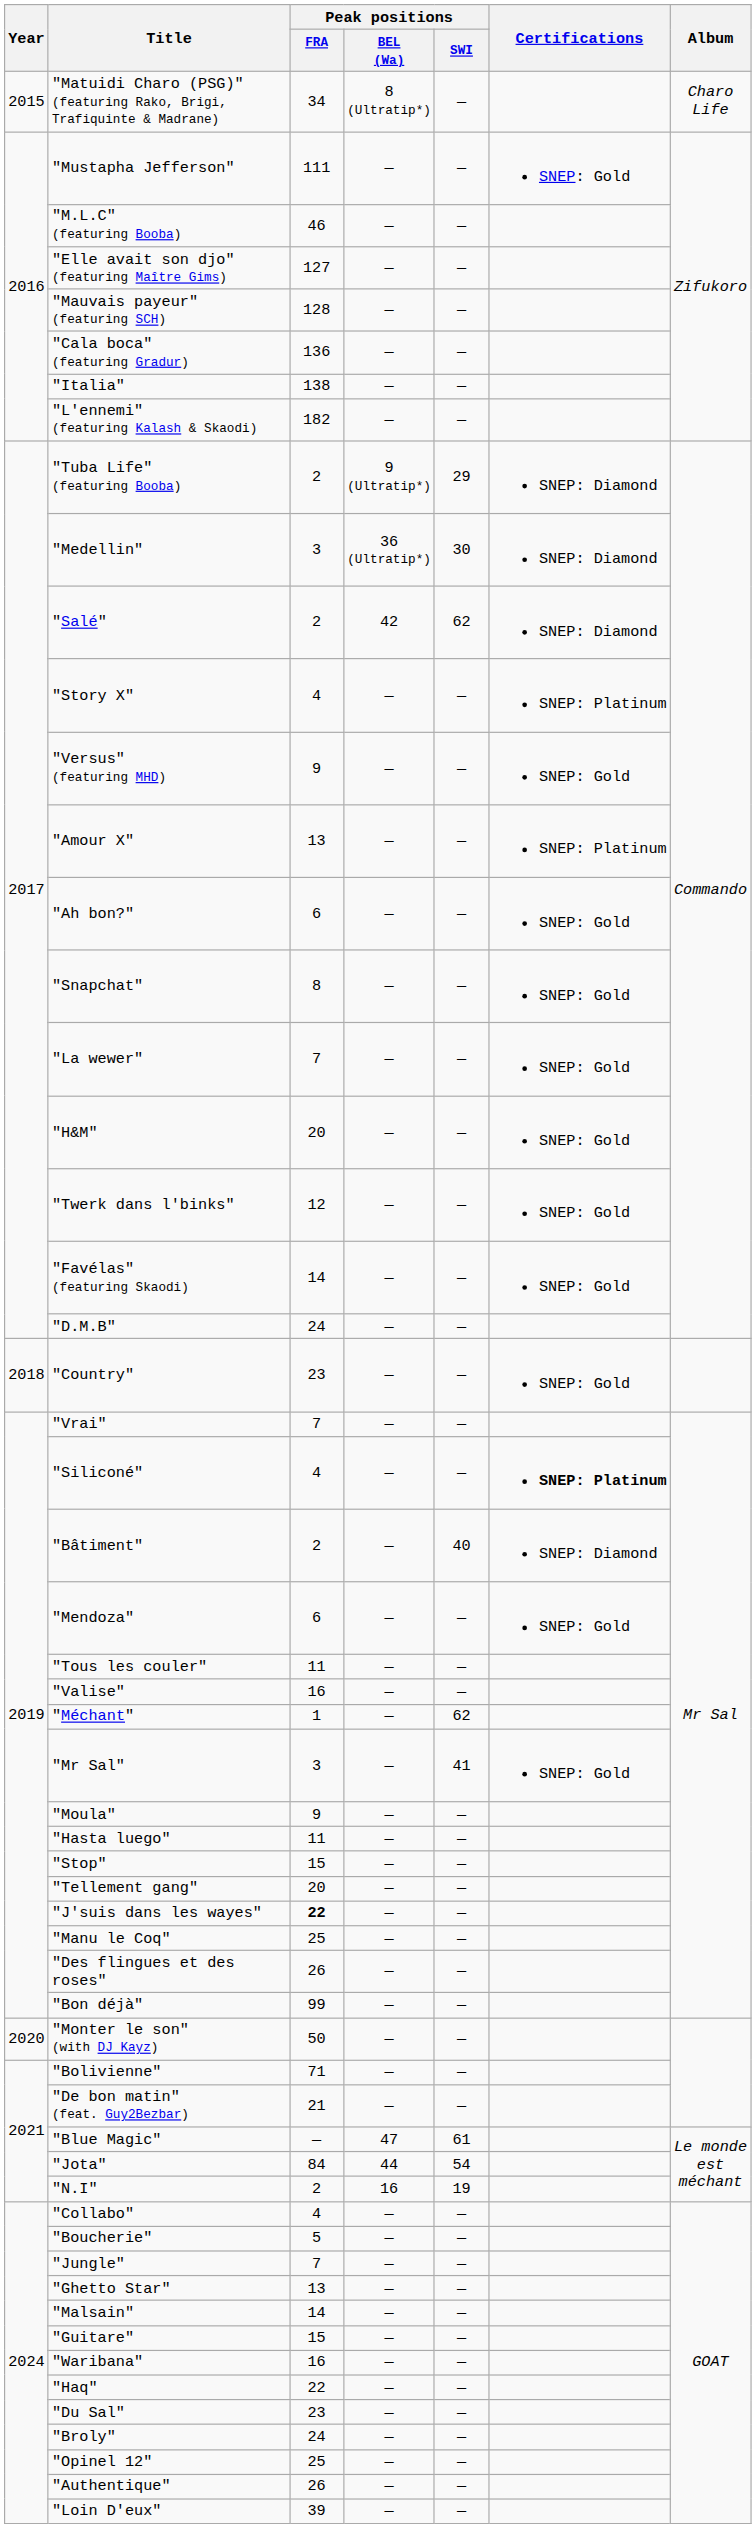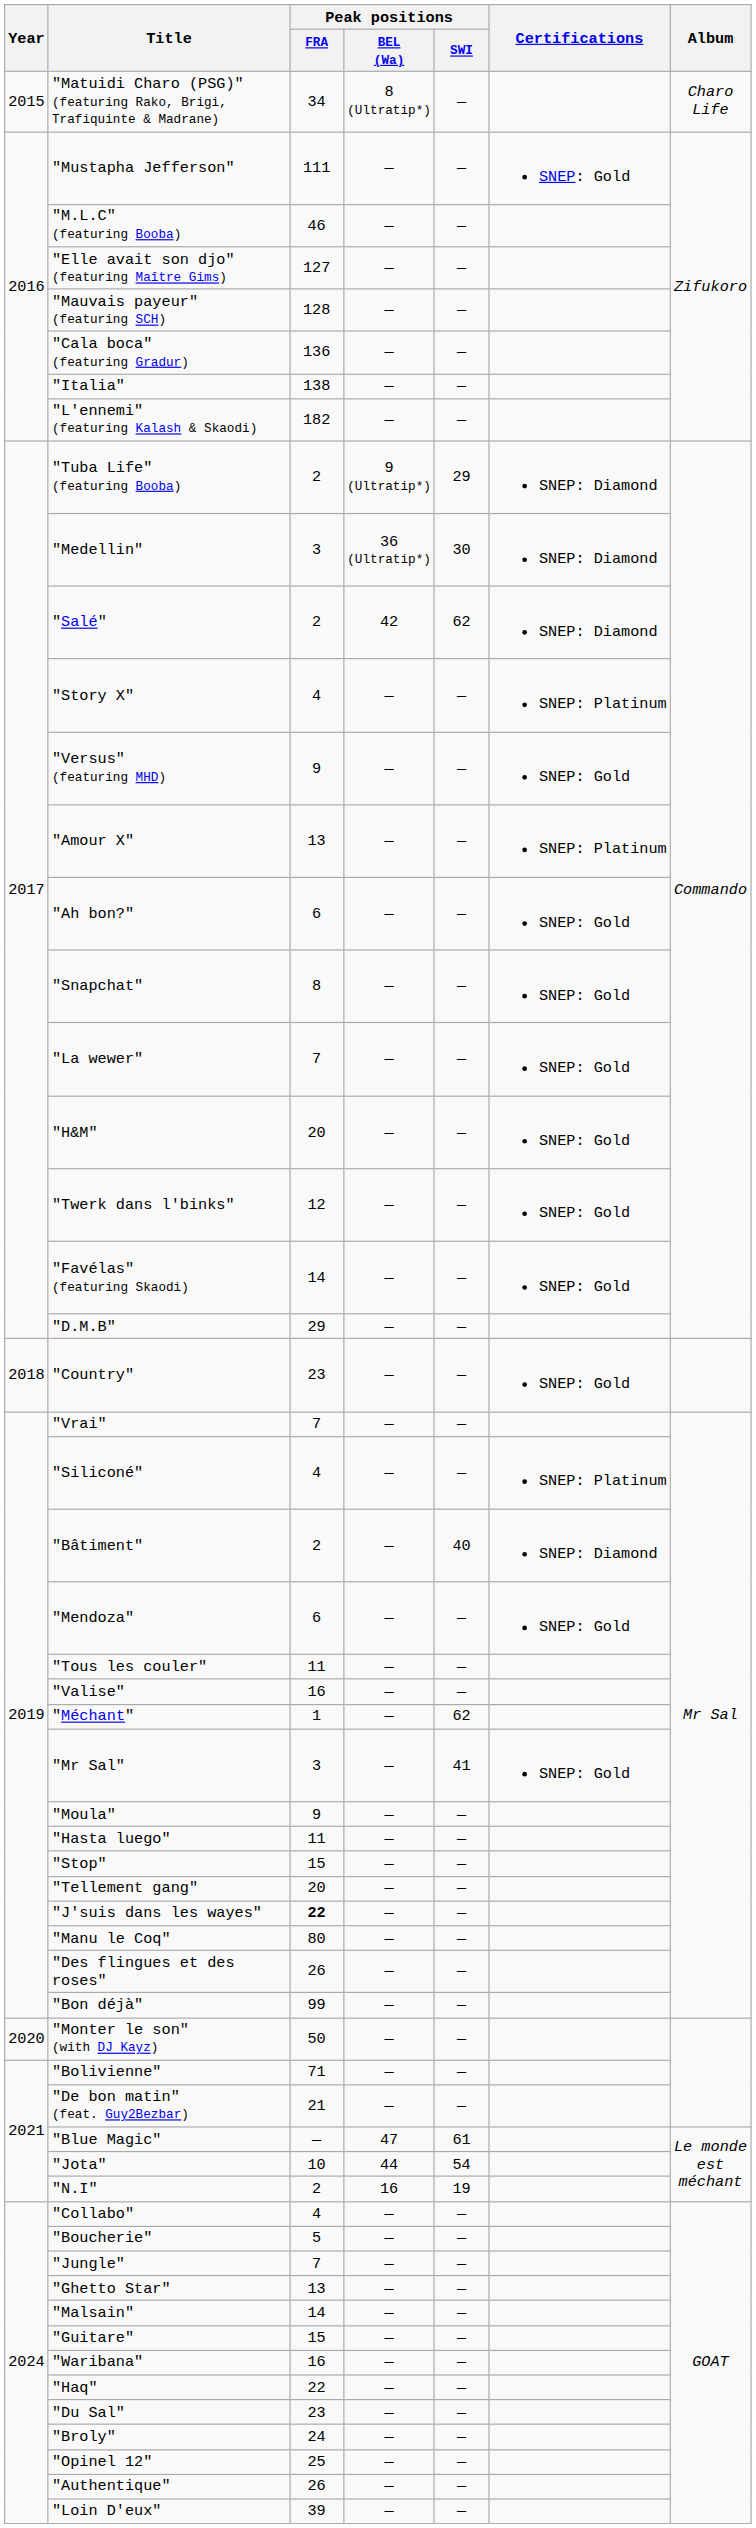(317, 1326) 24 -> (317, 1326) 29
(579, 1481) bold -> (579, 1481) normal
(317, 1938) 25 -> (317, 1938) 80
(317, 2164) 84 -> (317, 2164) 10
